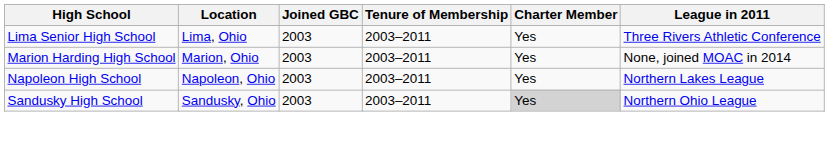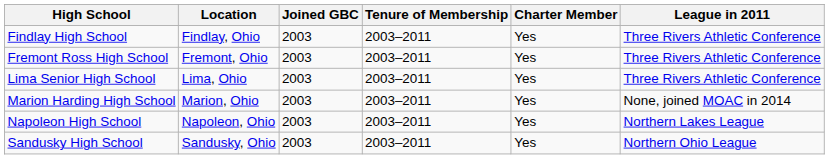+ row: (67, 36)
+ row: (88, 57)
(525, 100) lightgrey background -> (525, 143) no background
